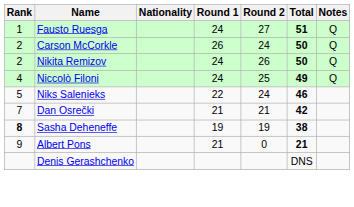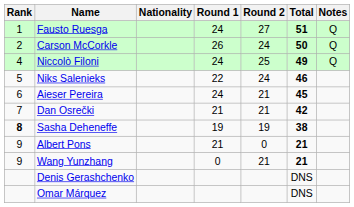- row: (72, 62)
+ row: (70, 95)
+ row: (75, 161)
+ row: (72, 194)
